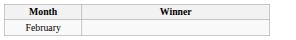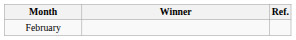+ column: (280, 12)
